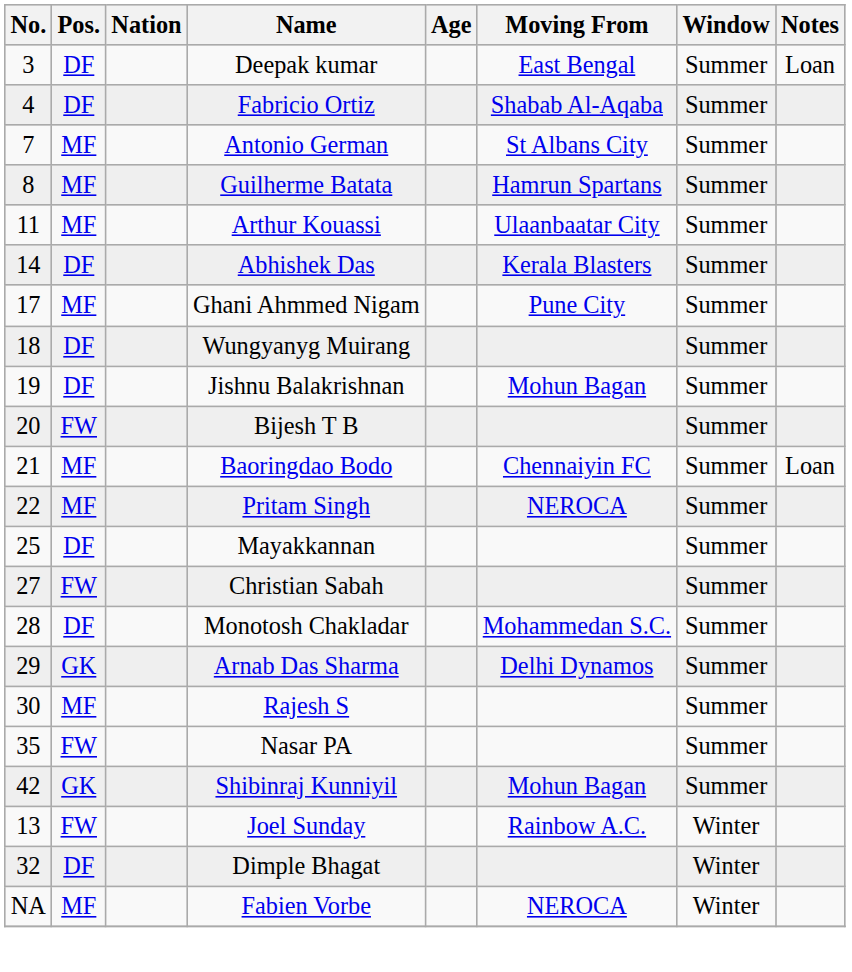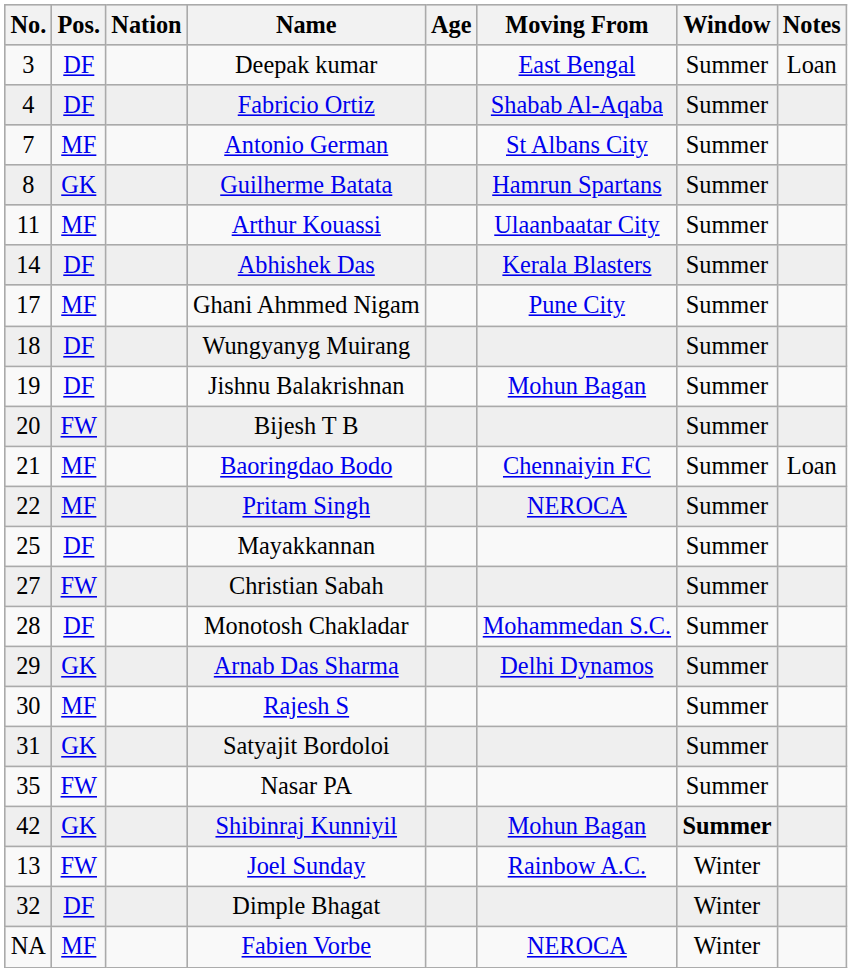(79, 185) MF -> (79, 185) GK
+ row: (306, 746)
(726, 786) normal -> (727, 826) bold
